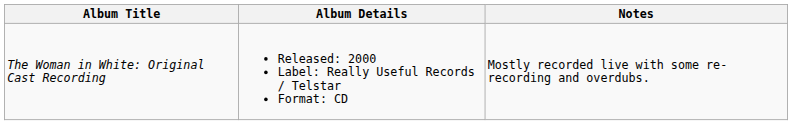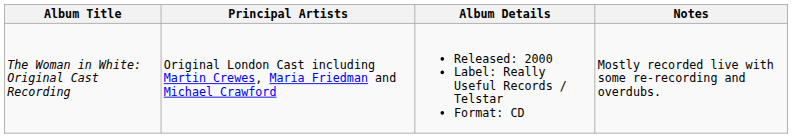+ column: (288, 14)
